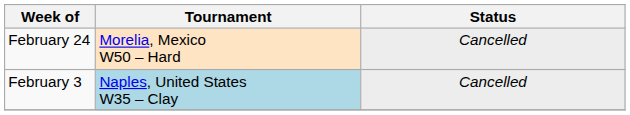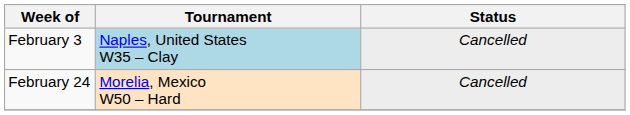rows swapped: (45, 81) <-> (49, 40)
